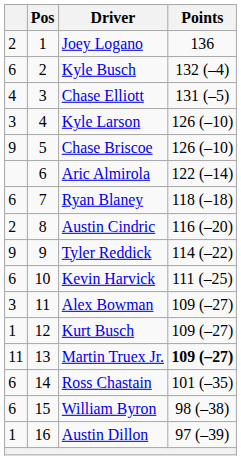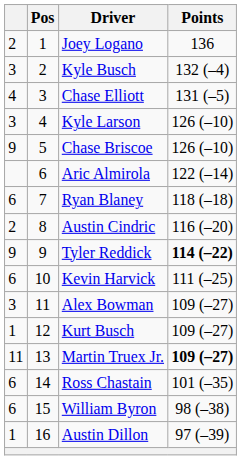(12, 69) 6 -> (12, 69) 3
(202, 252) normal -> (202, 252) bold
